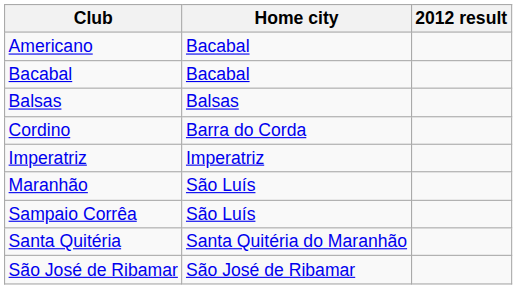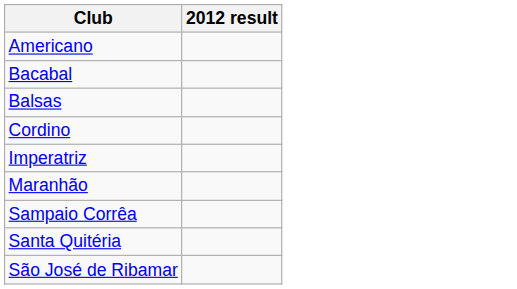- column: (297, 18)
